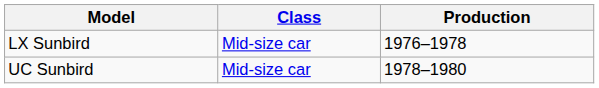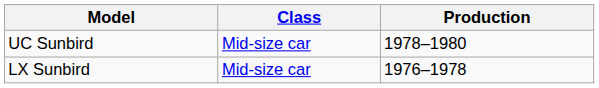rows swapped: (49, 43) <-> (51, 69)
